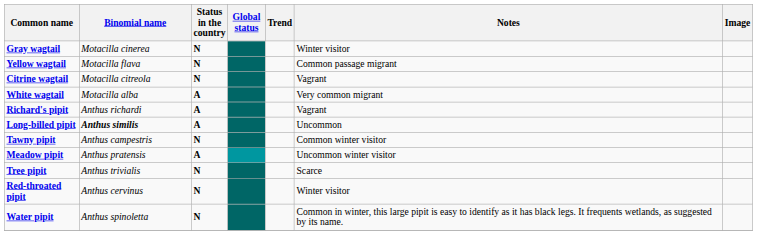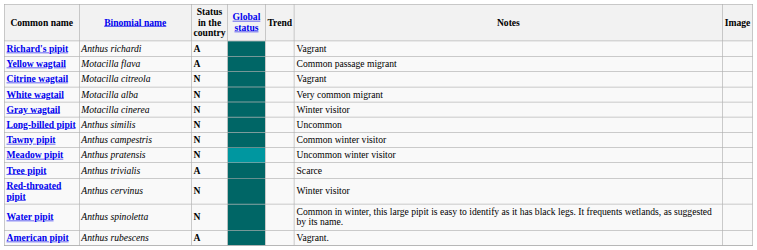rows swapped: (33, 48) <-> (37, 109)
(197, 64) N -> (197, 64) A
(197, 94) A -> (197, 94) N
(110, 125) bold -> (108, 125) normal
(197, 125) A -> (197, 125) N
(197, 155) A -> (197, 155) N
(197, 170) N -> (197, 170) A
+ row: (38, 238)
